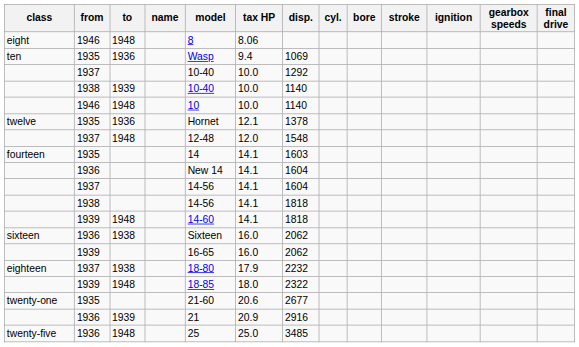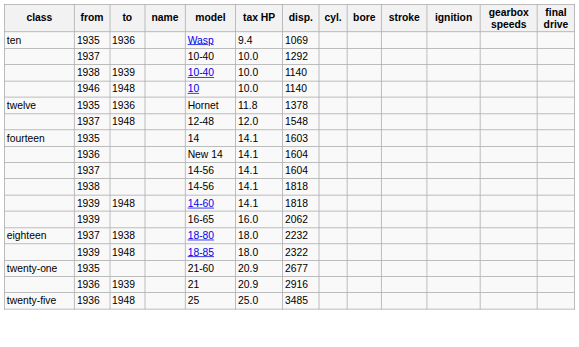- row: (18, 40)
(248, 121) 12.1 -> (248, 105) 11.8
- row: (23, 235)
(248, 268) 17.9 -> (248, 235) 18.0
(248, 300) 20.6 -> (248, 268) 20.9
